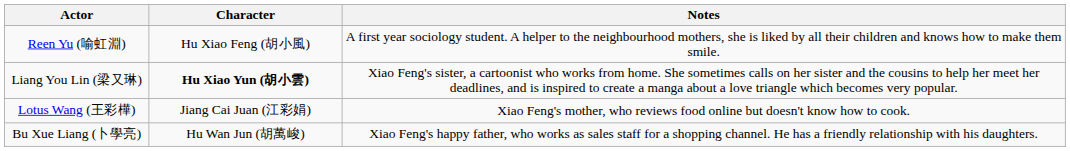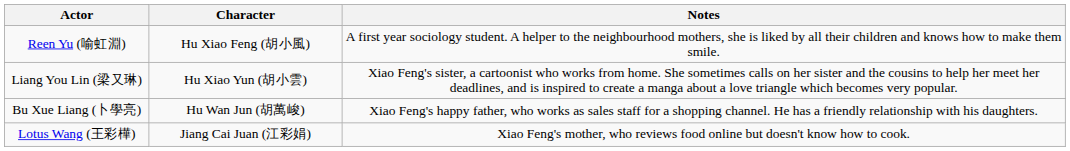(246, 80) bold -> (246, 80) normal
rows swapped: (77, 134) <-> (77, 110)
